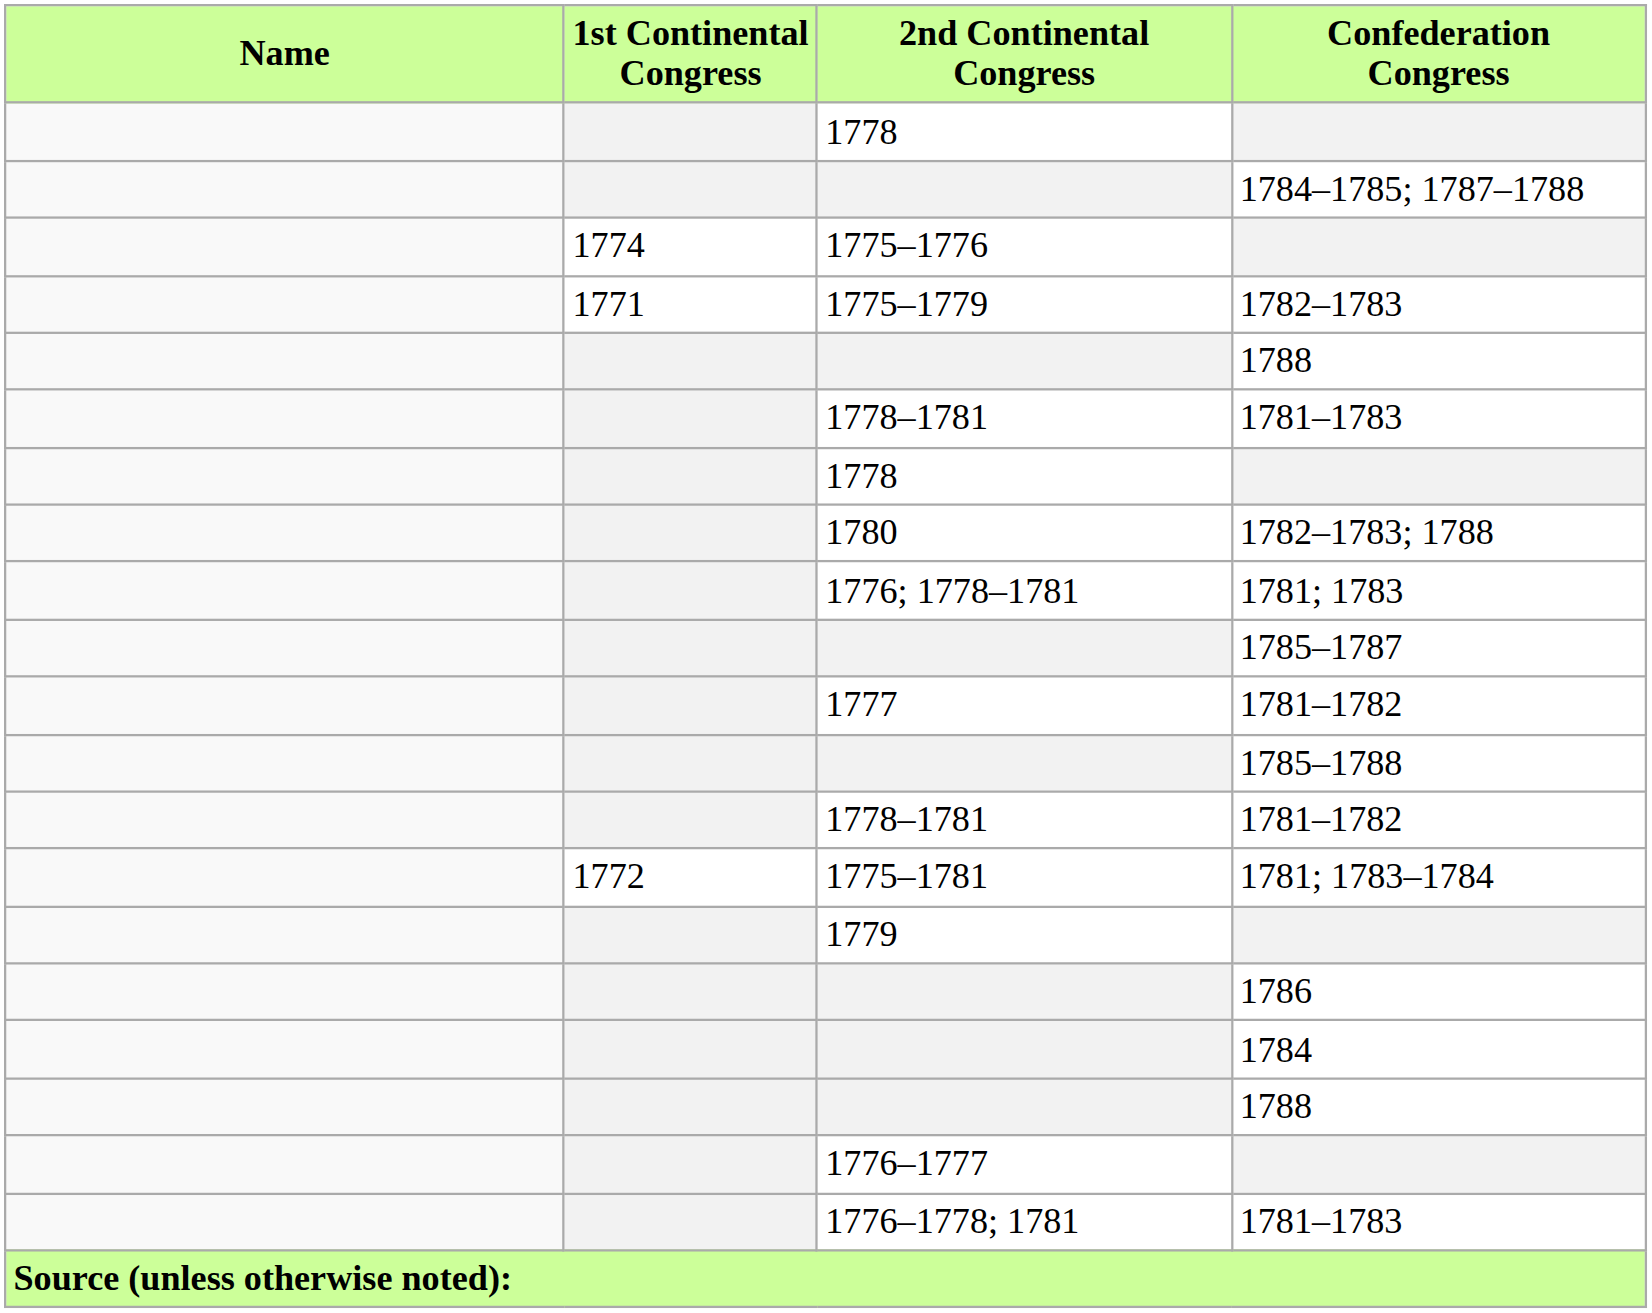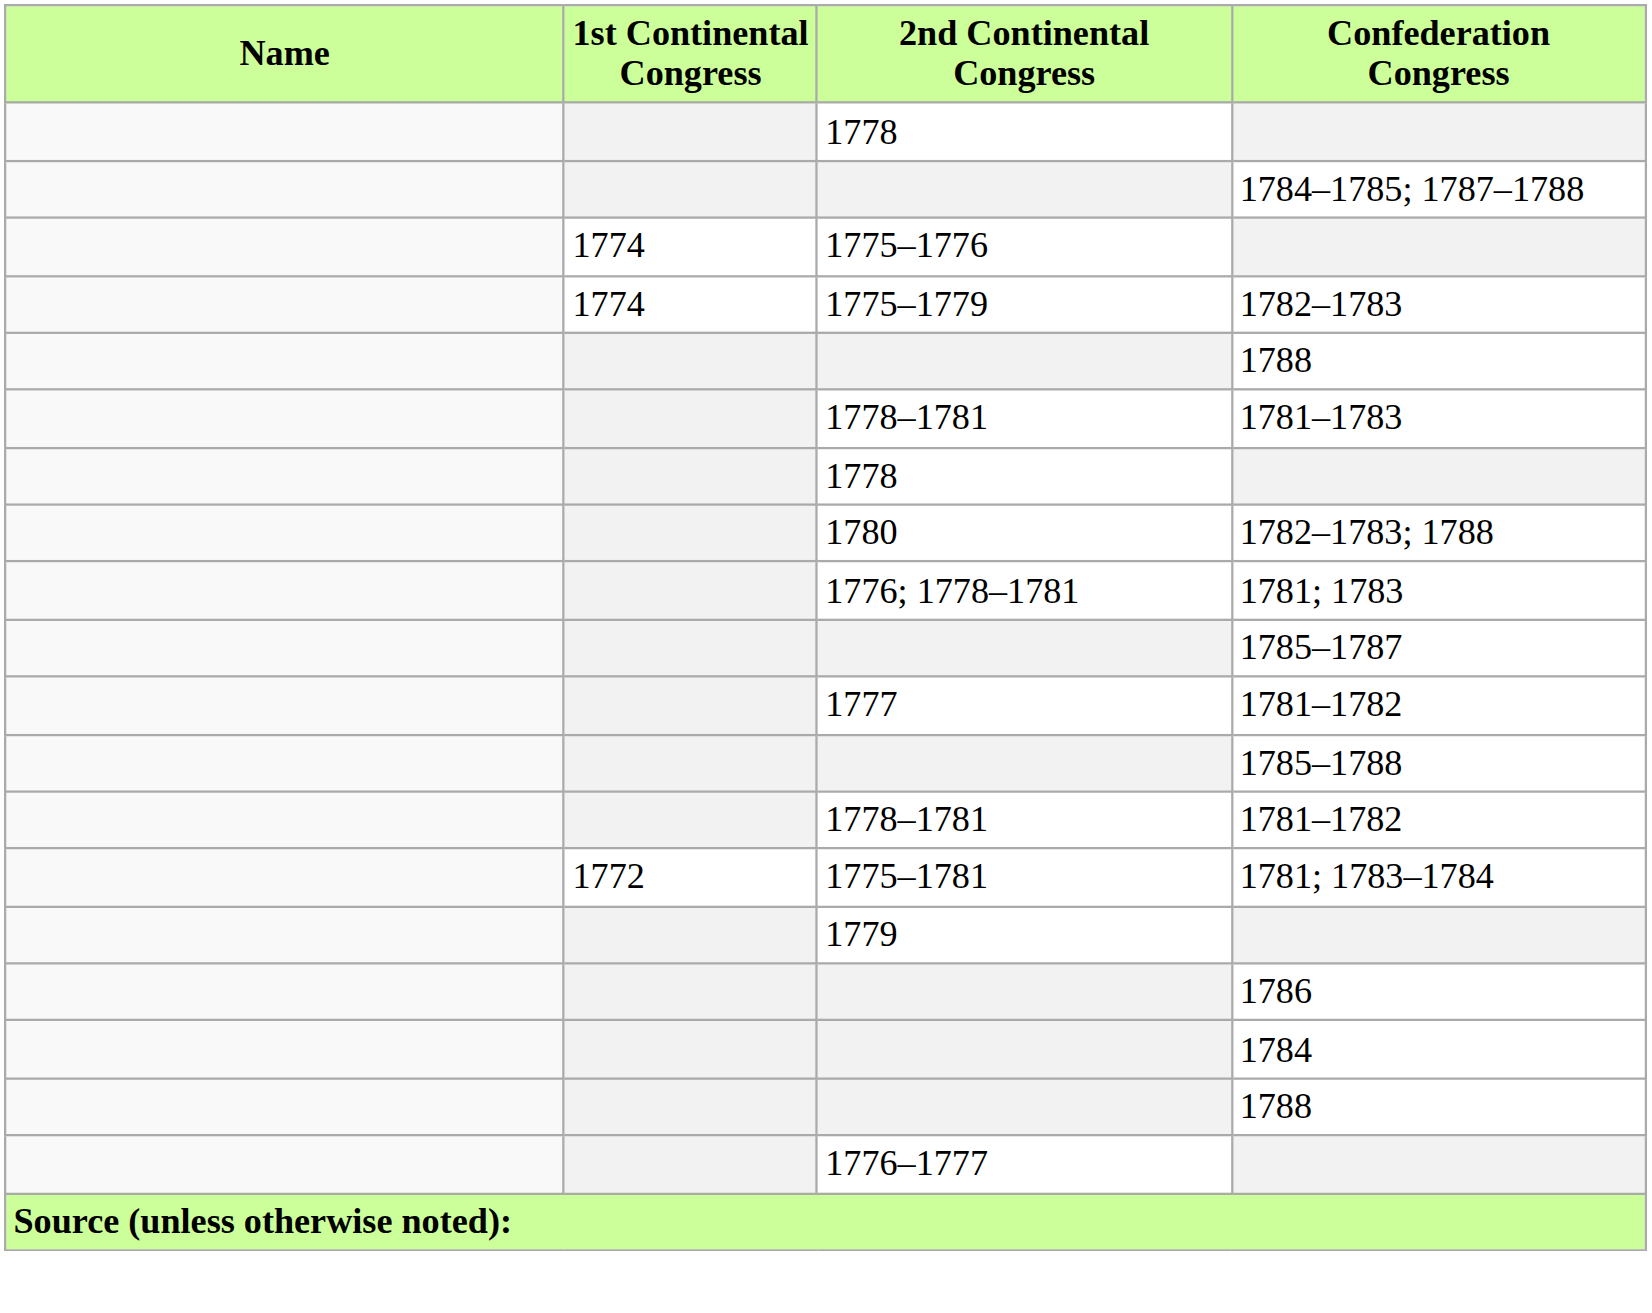(609, 303) 1771 -> (609, 303) 1774
- row: (952, 1220)
